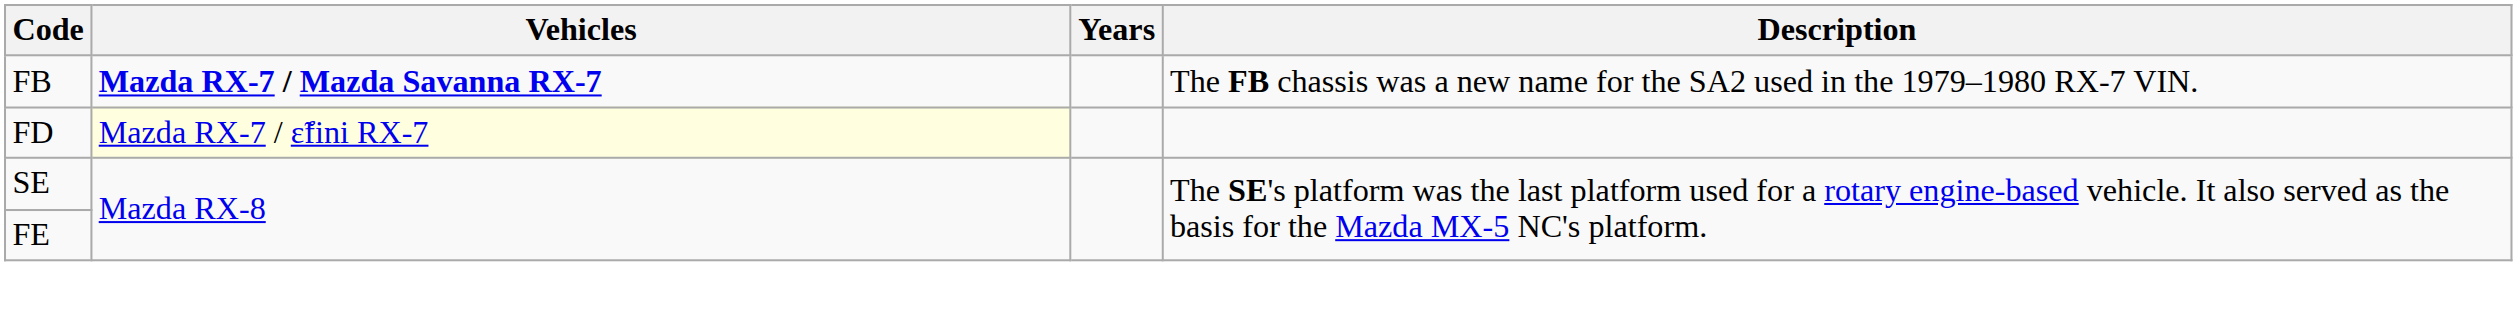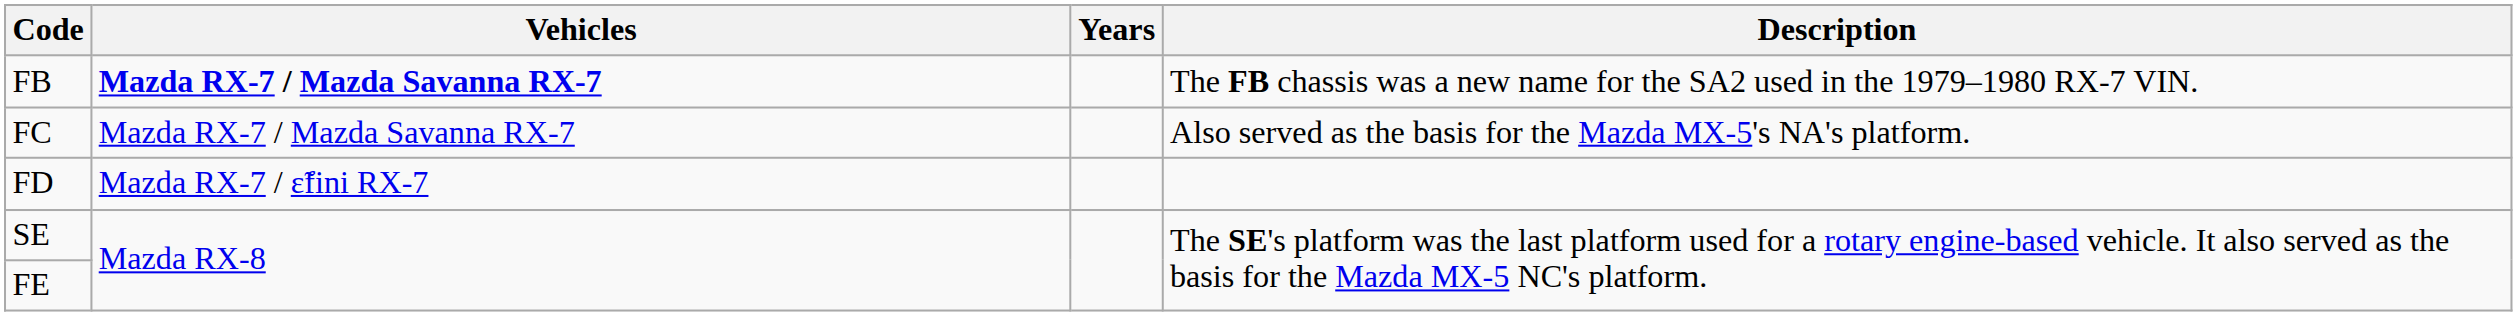+ row: (32, 132)
(264, 132) lightyellow background -> (264, 183) no background
